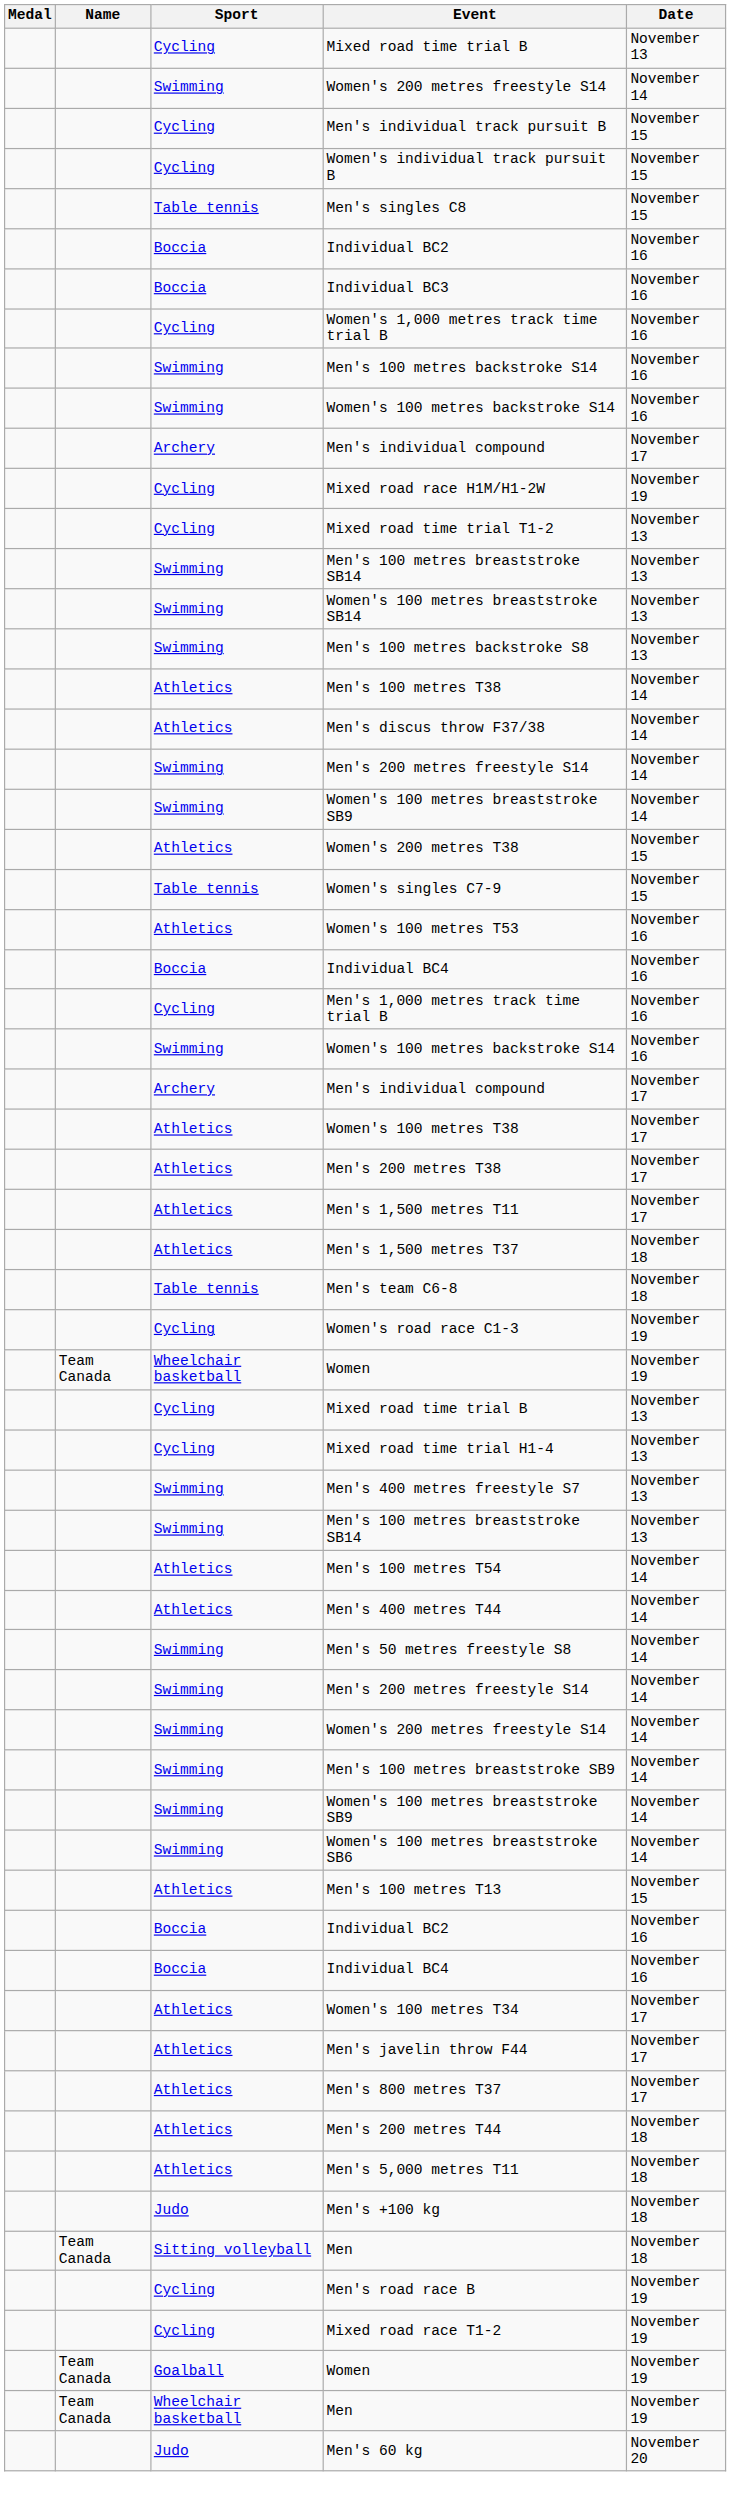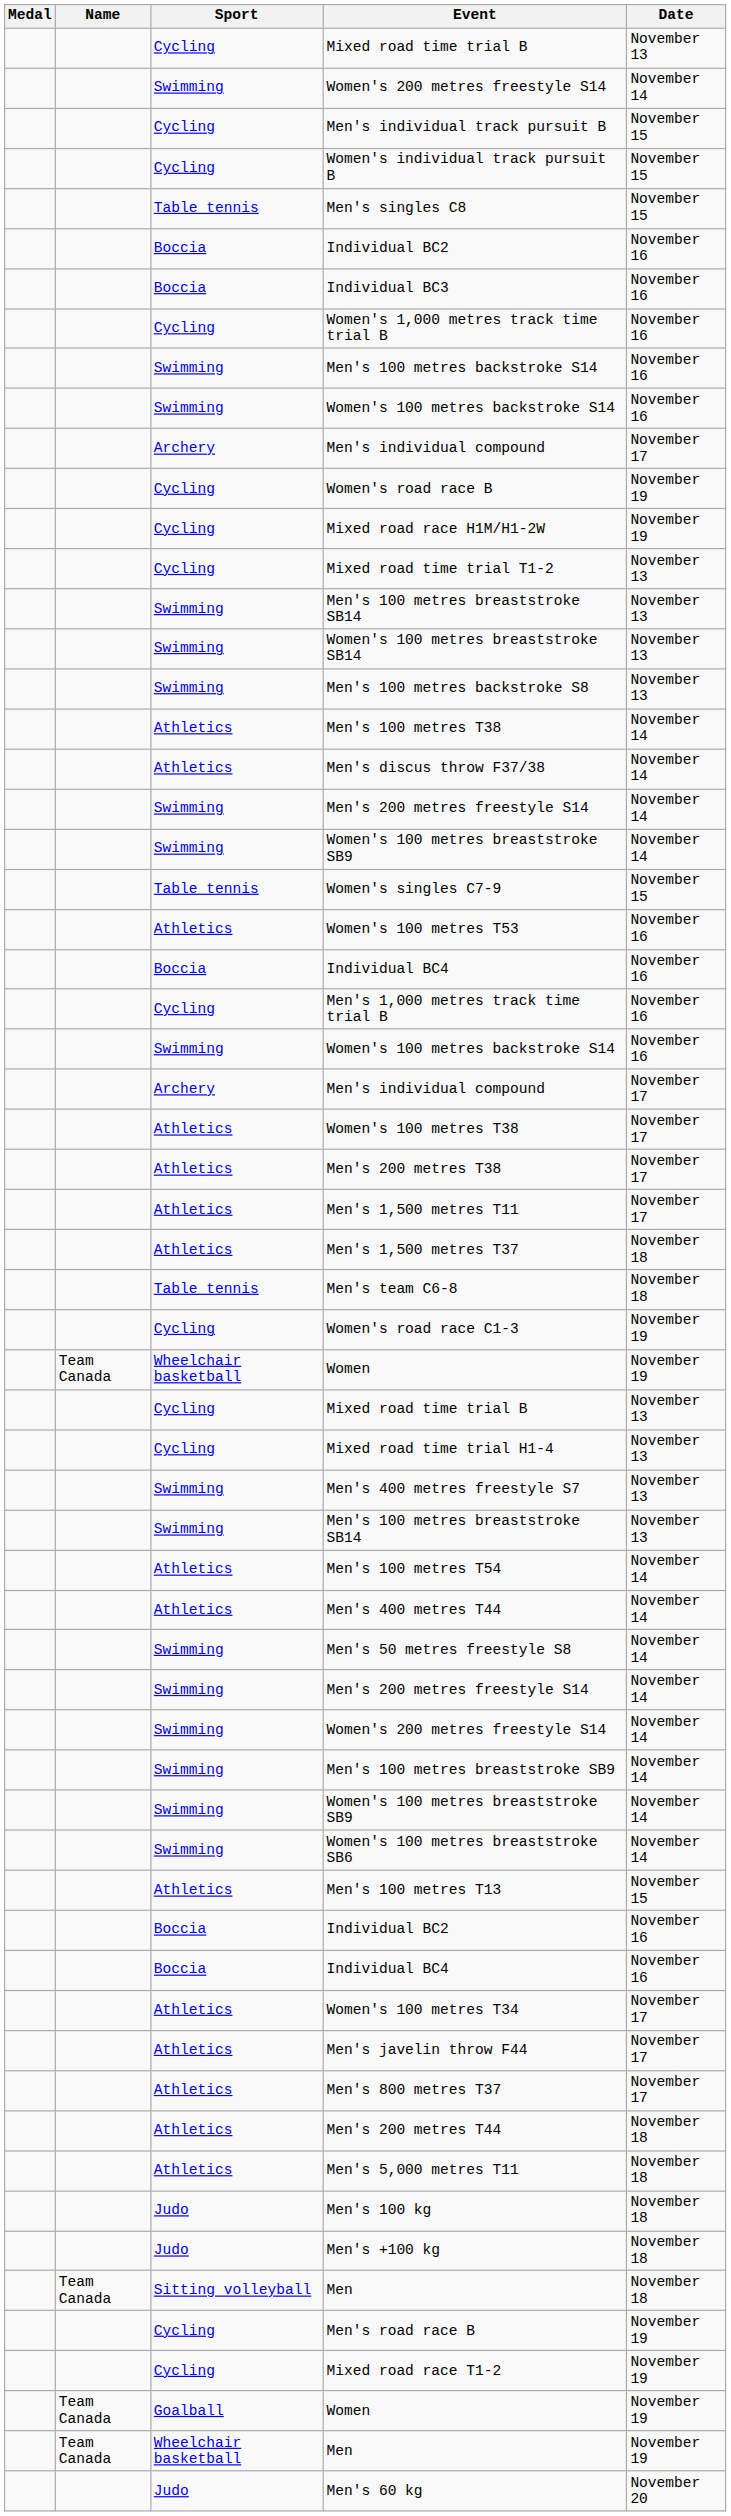+ row: (184, 489)
- row: (193, 849)
+ row: (171, 2211)
